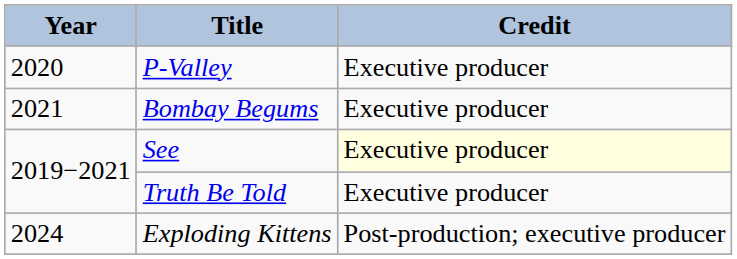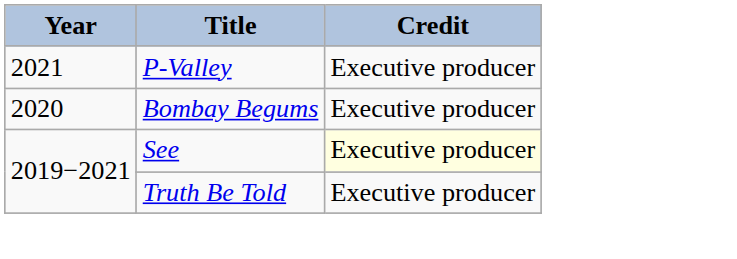(37, 66) 2020 -> (37, 66) 2021
(37, 108) 2021 -> (37, 108) 2020
- row: (237, 233)
